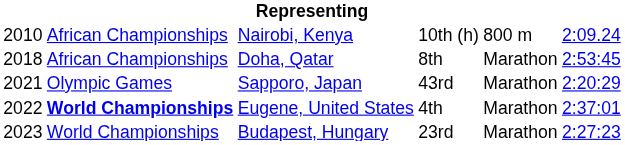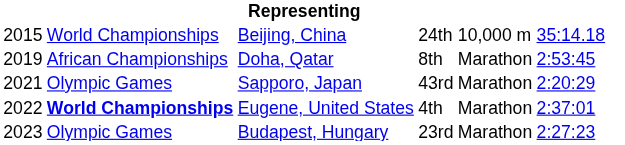- row: (295, 35)
+ row: (292, 35)
(23, 59) 2018 -> (23, 59) 2019
(133, 132) World Championships -> (109, 132) Olympic Games
